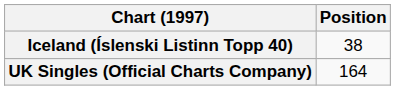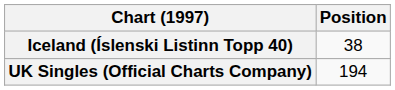(353, 71) 164 -> (353, 71) 194
